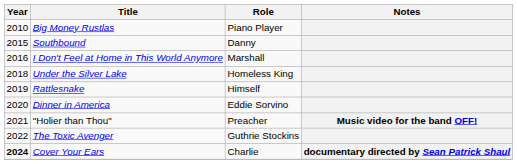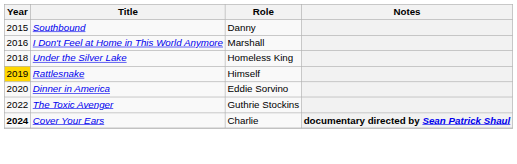- row: (73, 27)
(17, 89) no background -> (17, 74) gold background
- row: (72, 120)
